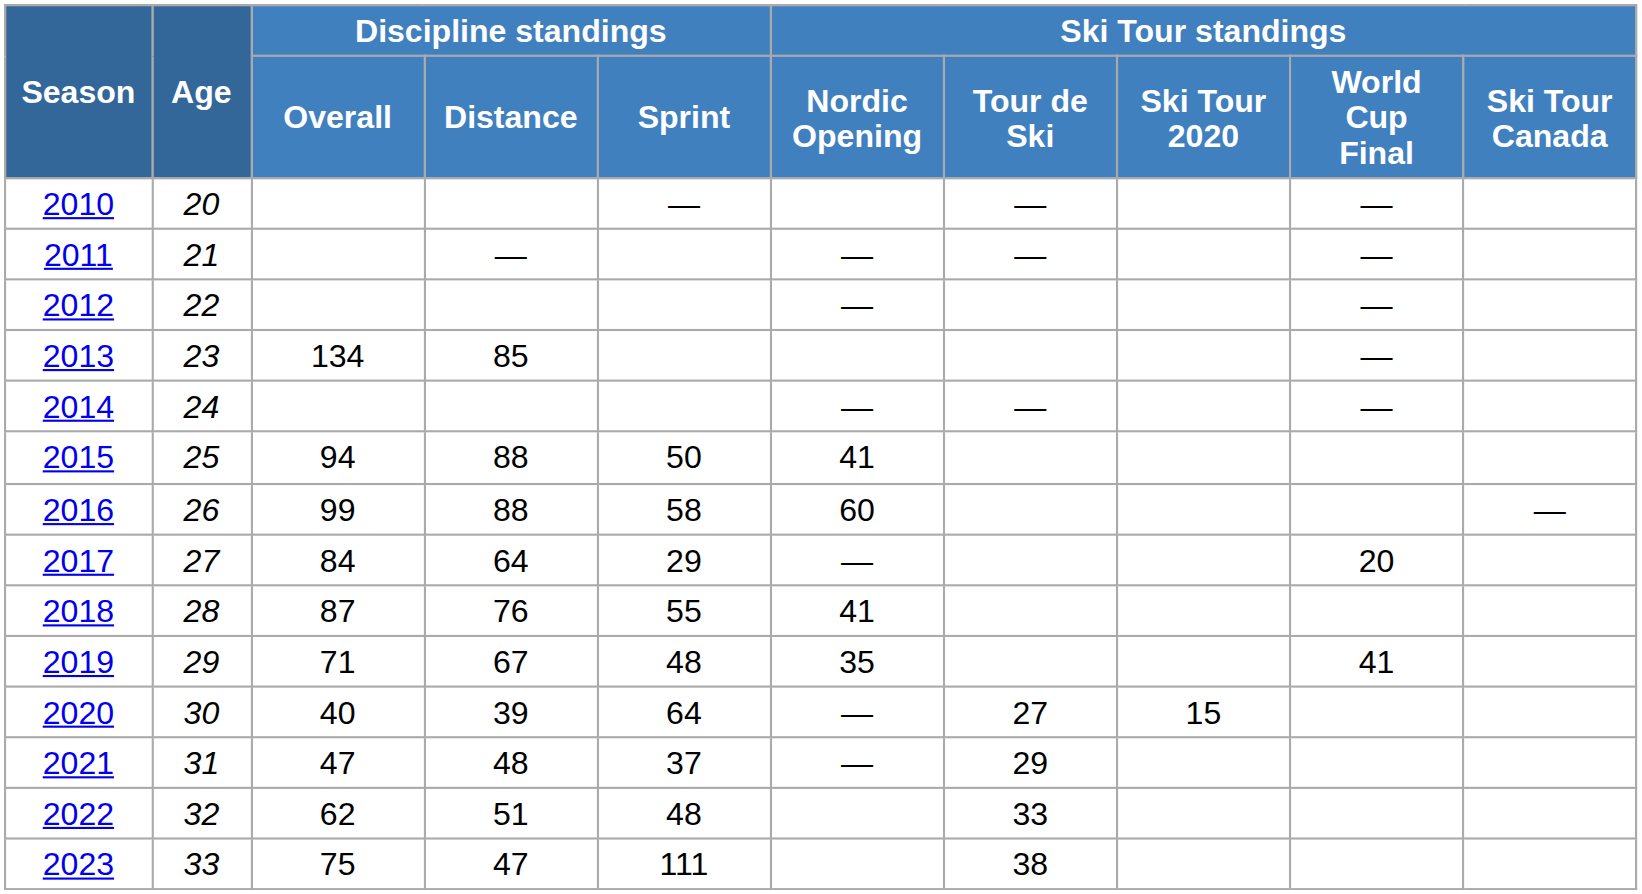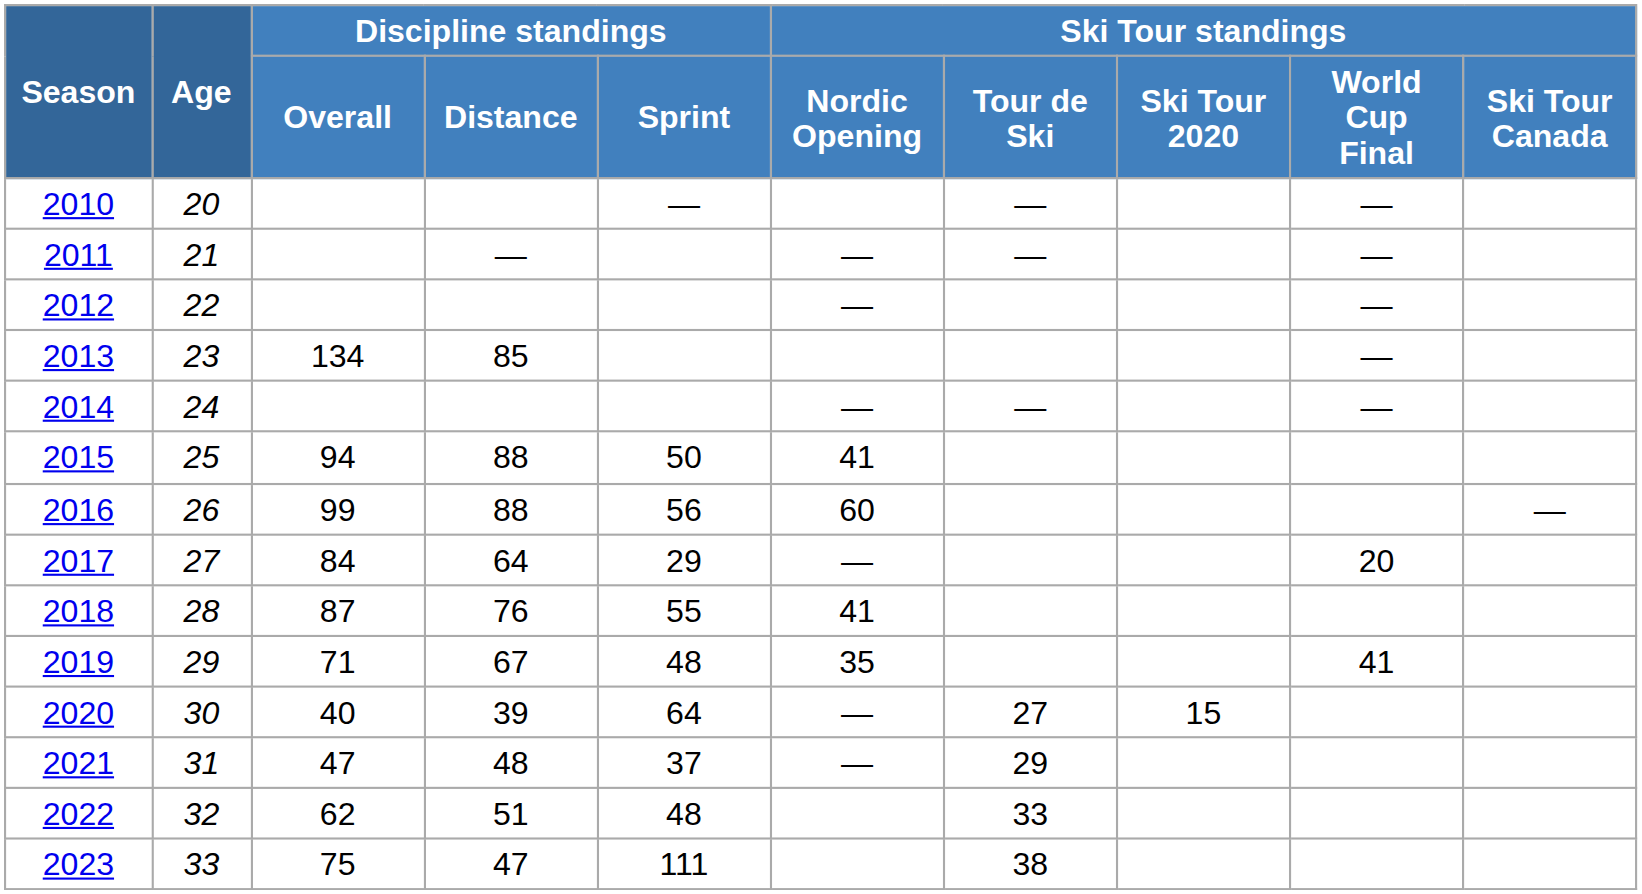(684, 509) 58 -> (684, 509) 56
